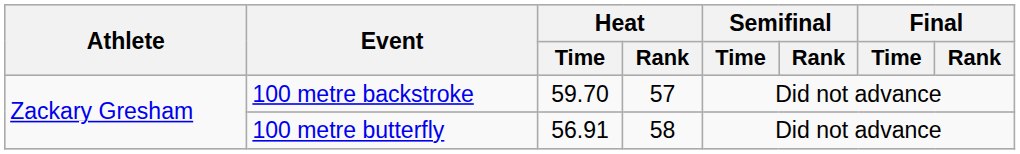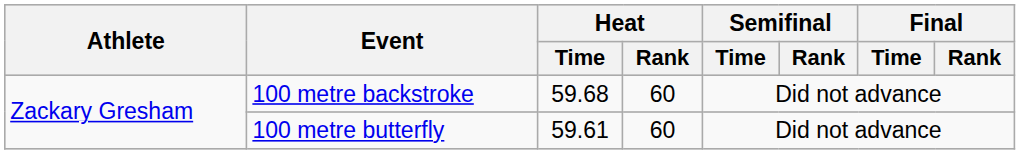(580, 94) 59.70 -> (580, 94) 59.68
(663, 94) 57 -> (663, 94) 60
(580, 131) 56.91 -> (580, 131) 59.61
(663, 131) 58 -> (663, 131) 60
